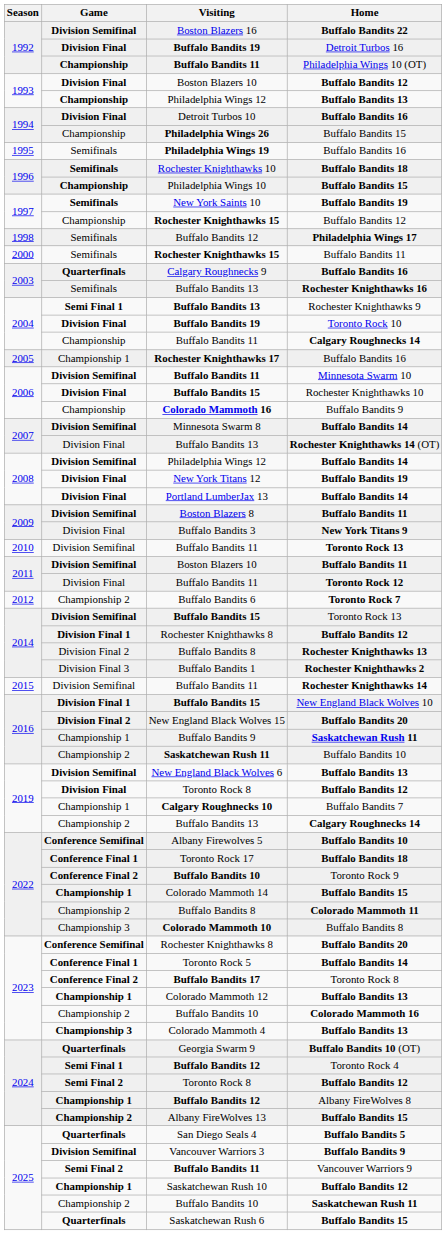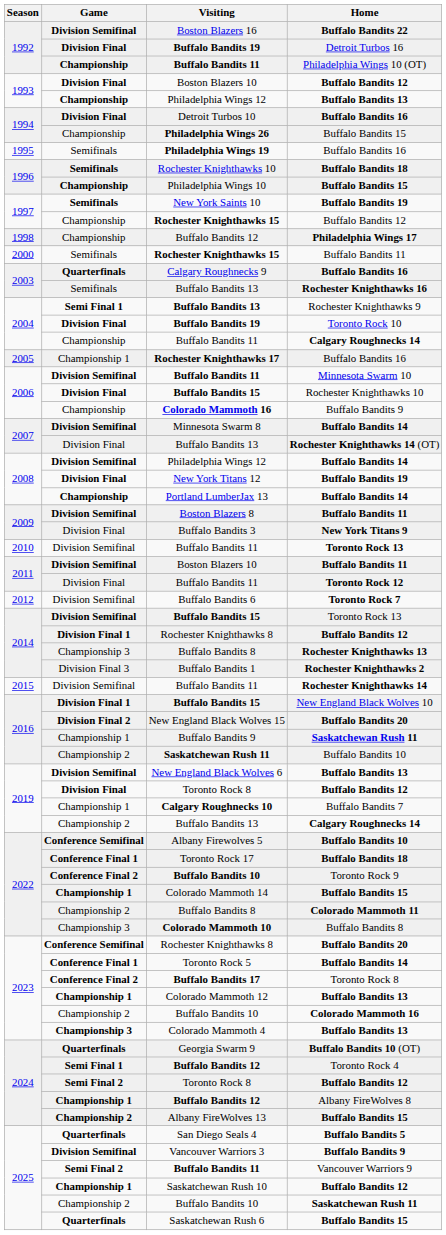(94, 237) Semifinals -> (94, 237) Championship
(94, 496) Division Final -> (94, 496) Championship
(94, 599) Championship 2 -> (94, 599) Division Semifinal
(94, 651) Division Final 2 -> (94, 651) Championship 3
